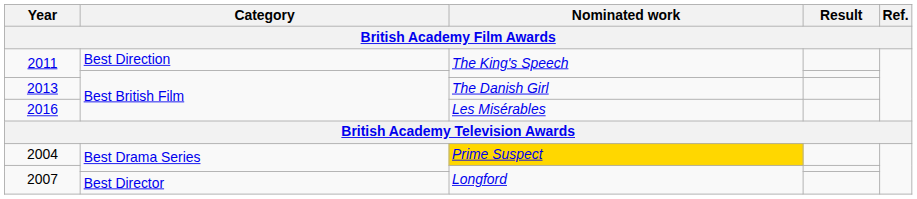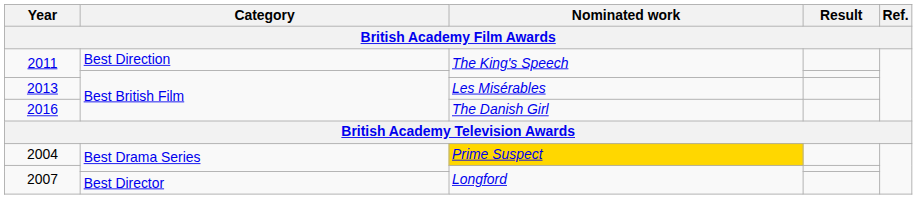(500, 88) The Danish Girl -> (499, 88) Les Misérables
(499, 110) Les Misérables -> (500, 110) The Danish Girl
